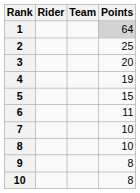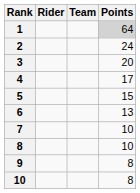(127, 46) 25 -> (127, 46) 24
(127, 79) 19 -> (127, 79) 17
(128, 113) 11 -> (127, 113) 13
